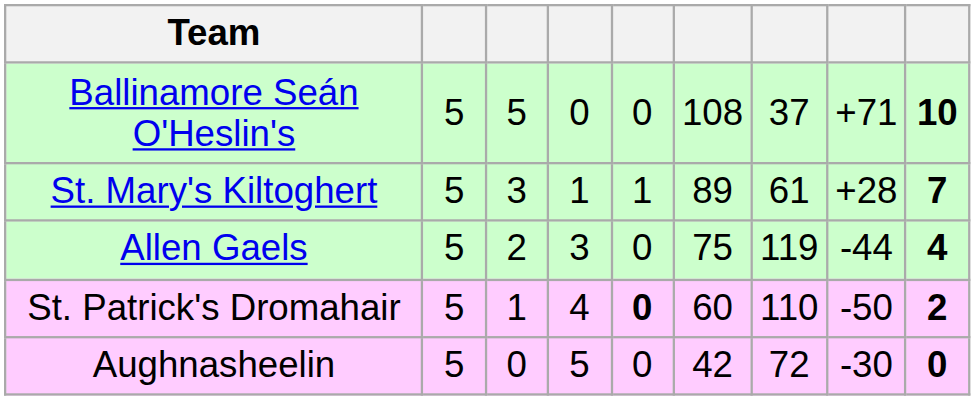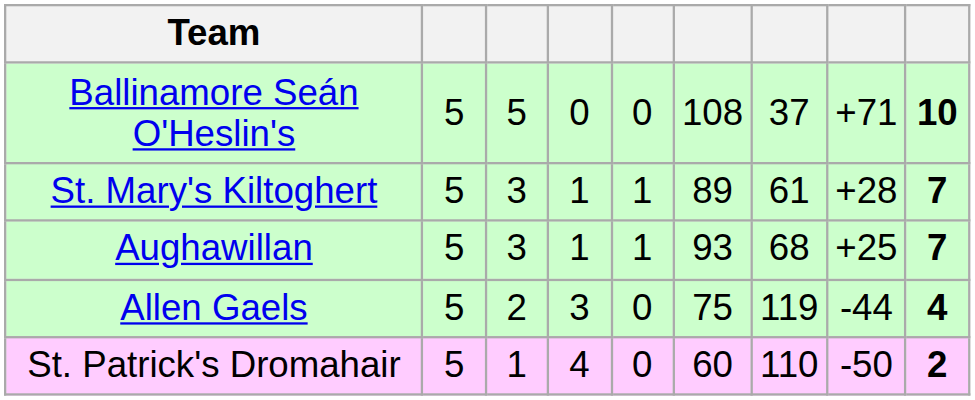+ row: (214, 249)
(642, 307) bold -> (642, 365) normal
- row: (214, 365)
